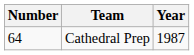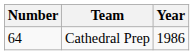(171, 38) 1987 -> (171, 38) 1986
